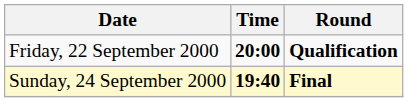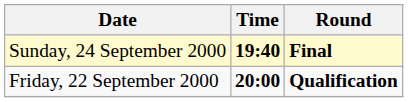rows swapped: (114, 50) <-> (118, 81)
